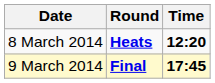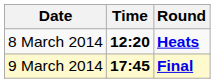columns swapped: (186, 16) <-> (135, 16)
